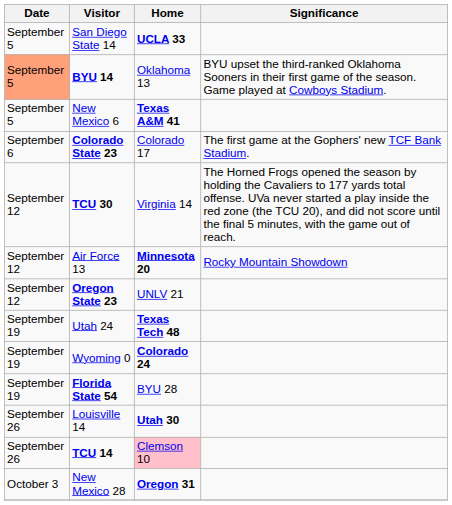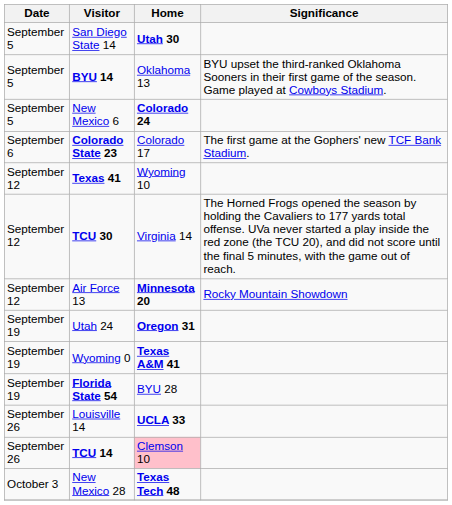(161, 38) UCLA 33 -> (158, 38) Utah 30
(36, 77) lightsalmon background -> (36, 77) no background
(158, 115) Texas A&M 41 -> (163, 115) Colorado 24
+ row: (96, 178)
- row: (95, 294)
(158, 326) Texas Tech 48 -> (166, 326) Oregon 31
(163, 357) Colorado 24 -> (158, 357) Texas A&M 41
(158, 421) Utah 30 -> (161, 421) UCLA 33
(166, 484) Oregon 31 -> (158, 484) Texas Tech 48
